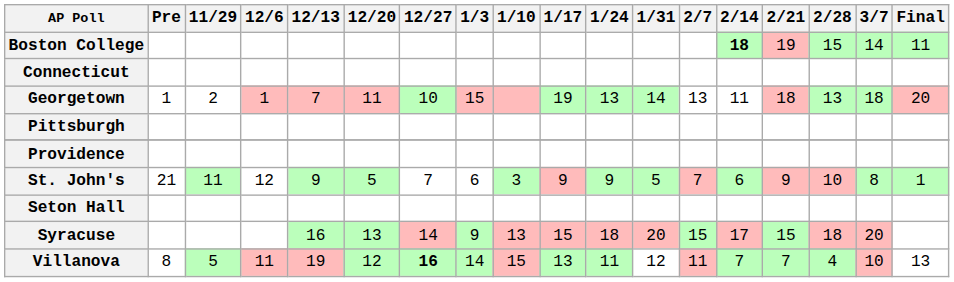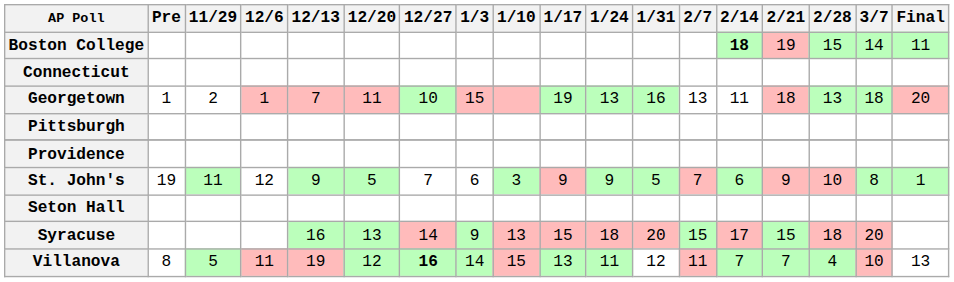(656, 99) 14 -> (656, 99) 16
(166, 181) 21 -> (166, 181) 19
